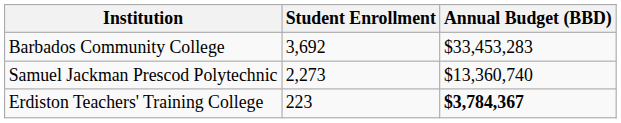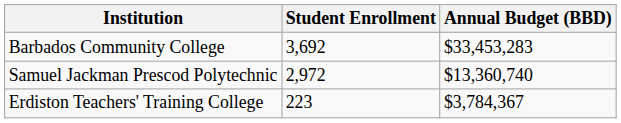(306, 74) 2,273 -> (306, 74) 2,972
(484, 103) bold -> (484, 103) normal
